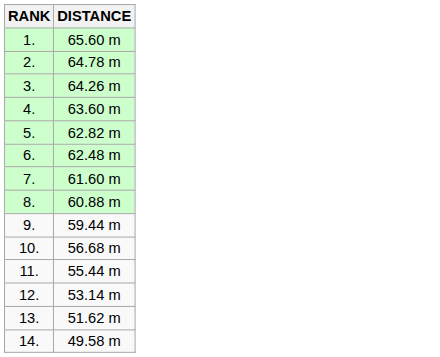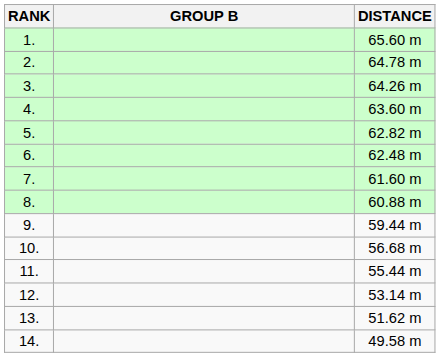+ column: (204, 17)
